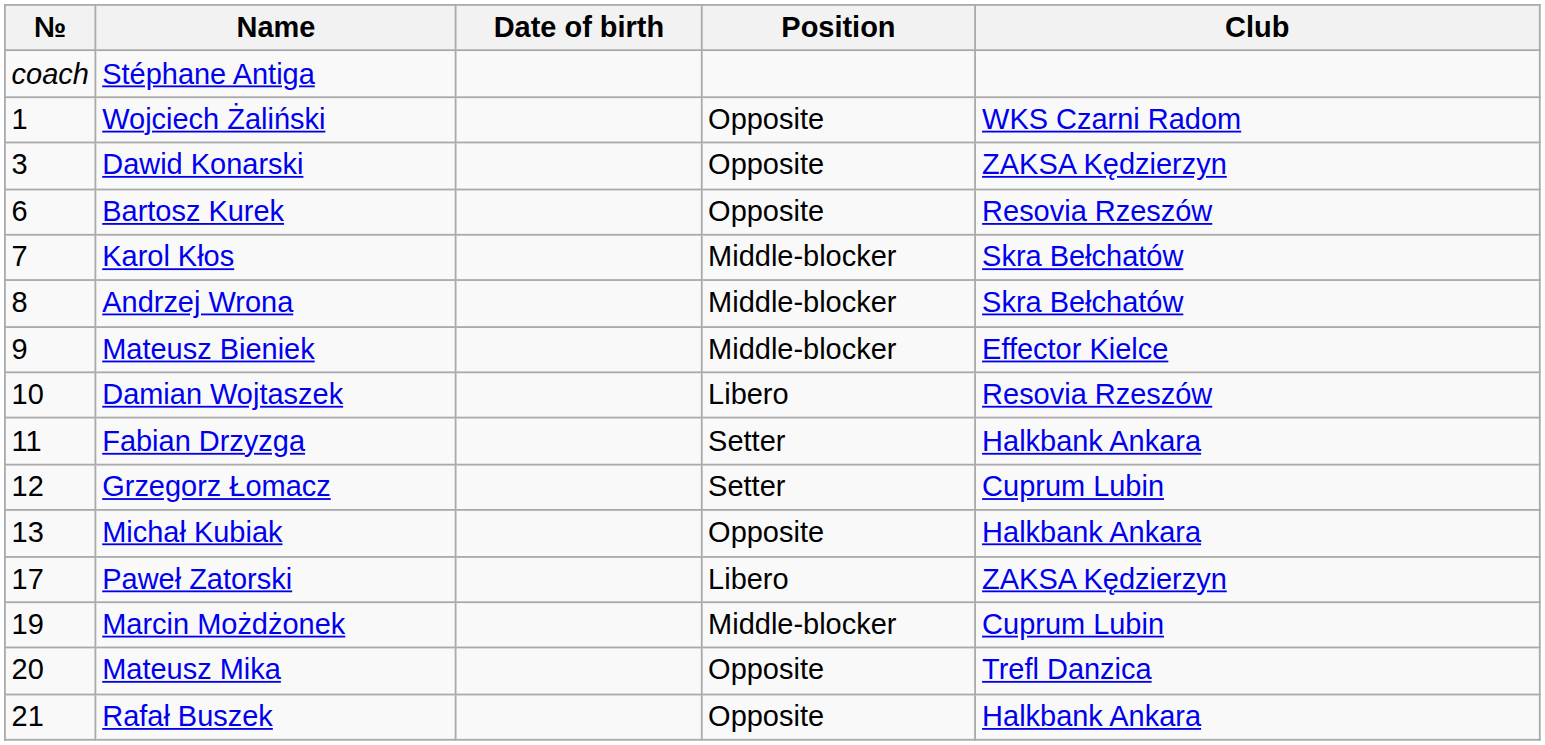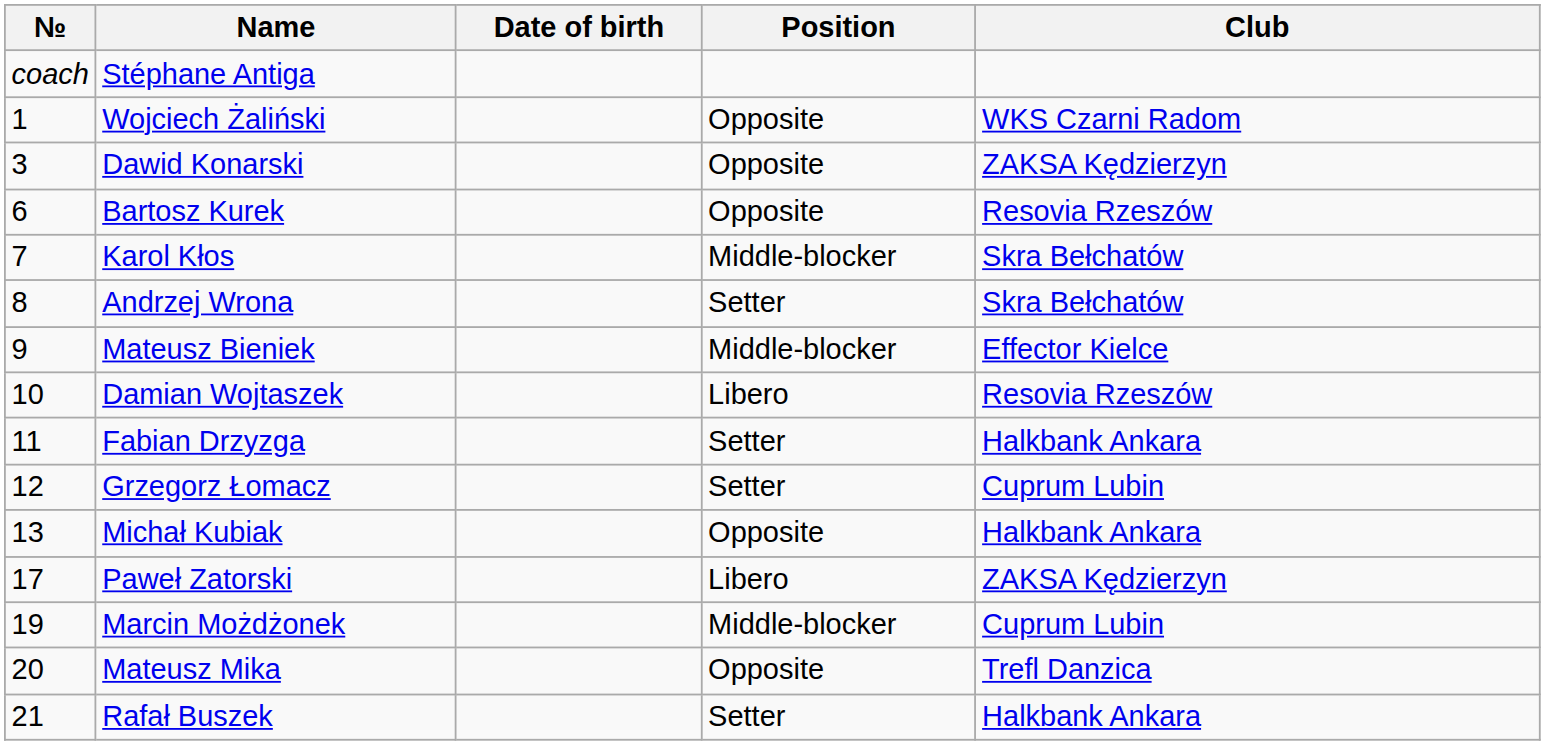(802, 303) Middle-blocker -> (747, 303) Setter
(766, 716) Opposite -> (747, 716) Setter
